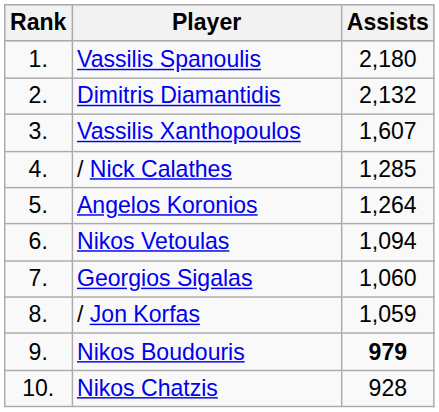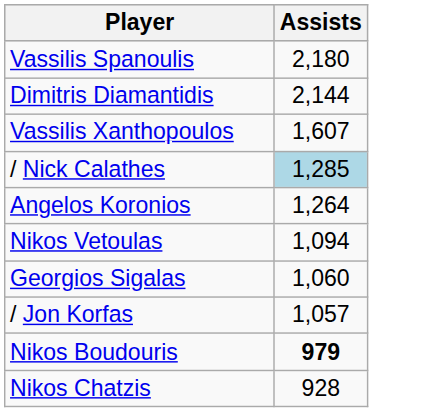- column: (38, 22)
(388, 95) 2,132 -> (321, 95) 2,144
(388, 168) no background -> (321, 168) lightblue background
(388, 315) 1,059 -> (321, 315) 1,057
